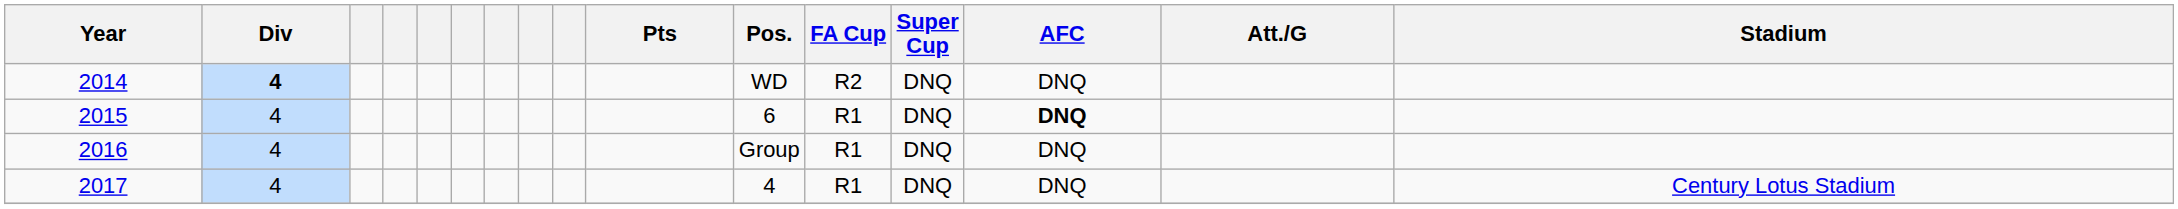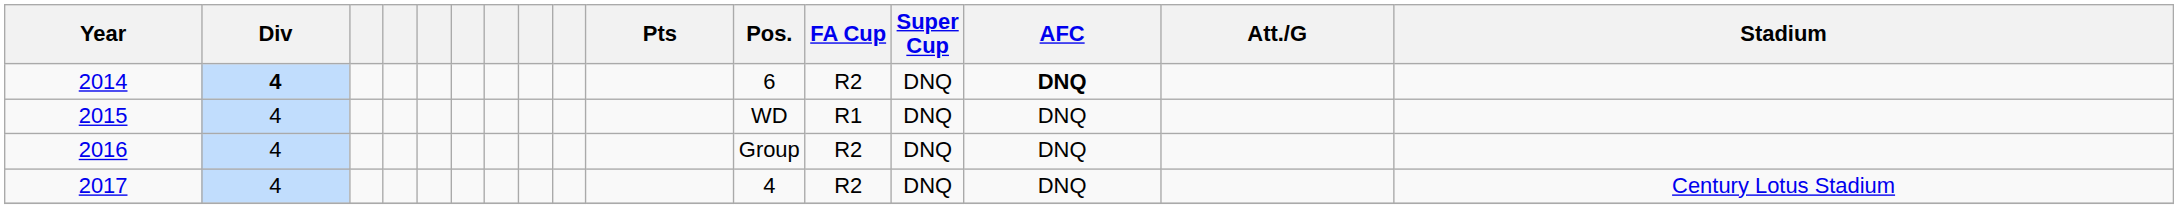(769, 81) WD -> (769, 81) 6
(1062, 81) normal -> (1062, 81) bold
(769, 116) 6 -> (769, 116) WD
(1062, 116) bold -> (1062, 116) normal
(848, 150) R1 -> (848, 150) R2
(848, 185) R1 -> (848, 185) R2
